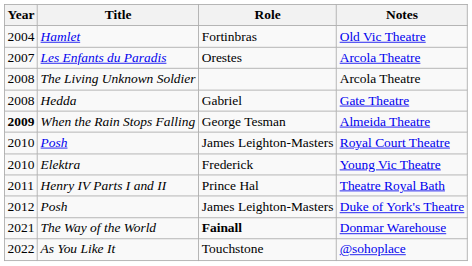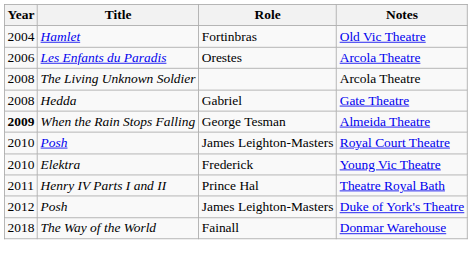(21, 57) 2007 -> (21, 57) 2006
(21, 228) 2021 -> (21, 228) 2018
(222, 228) bold -> (220, 228) normal
- row: (78, 249)
